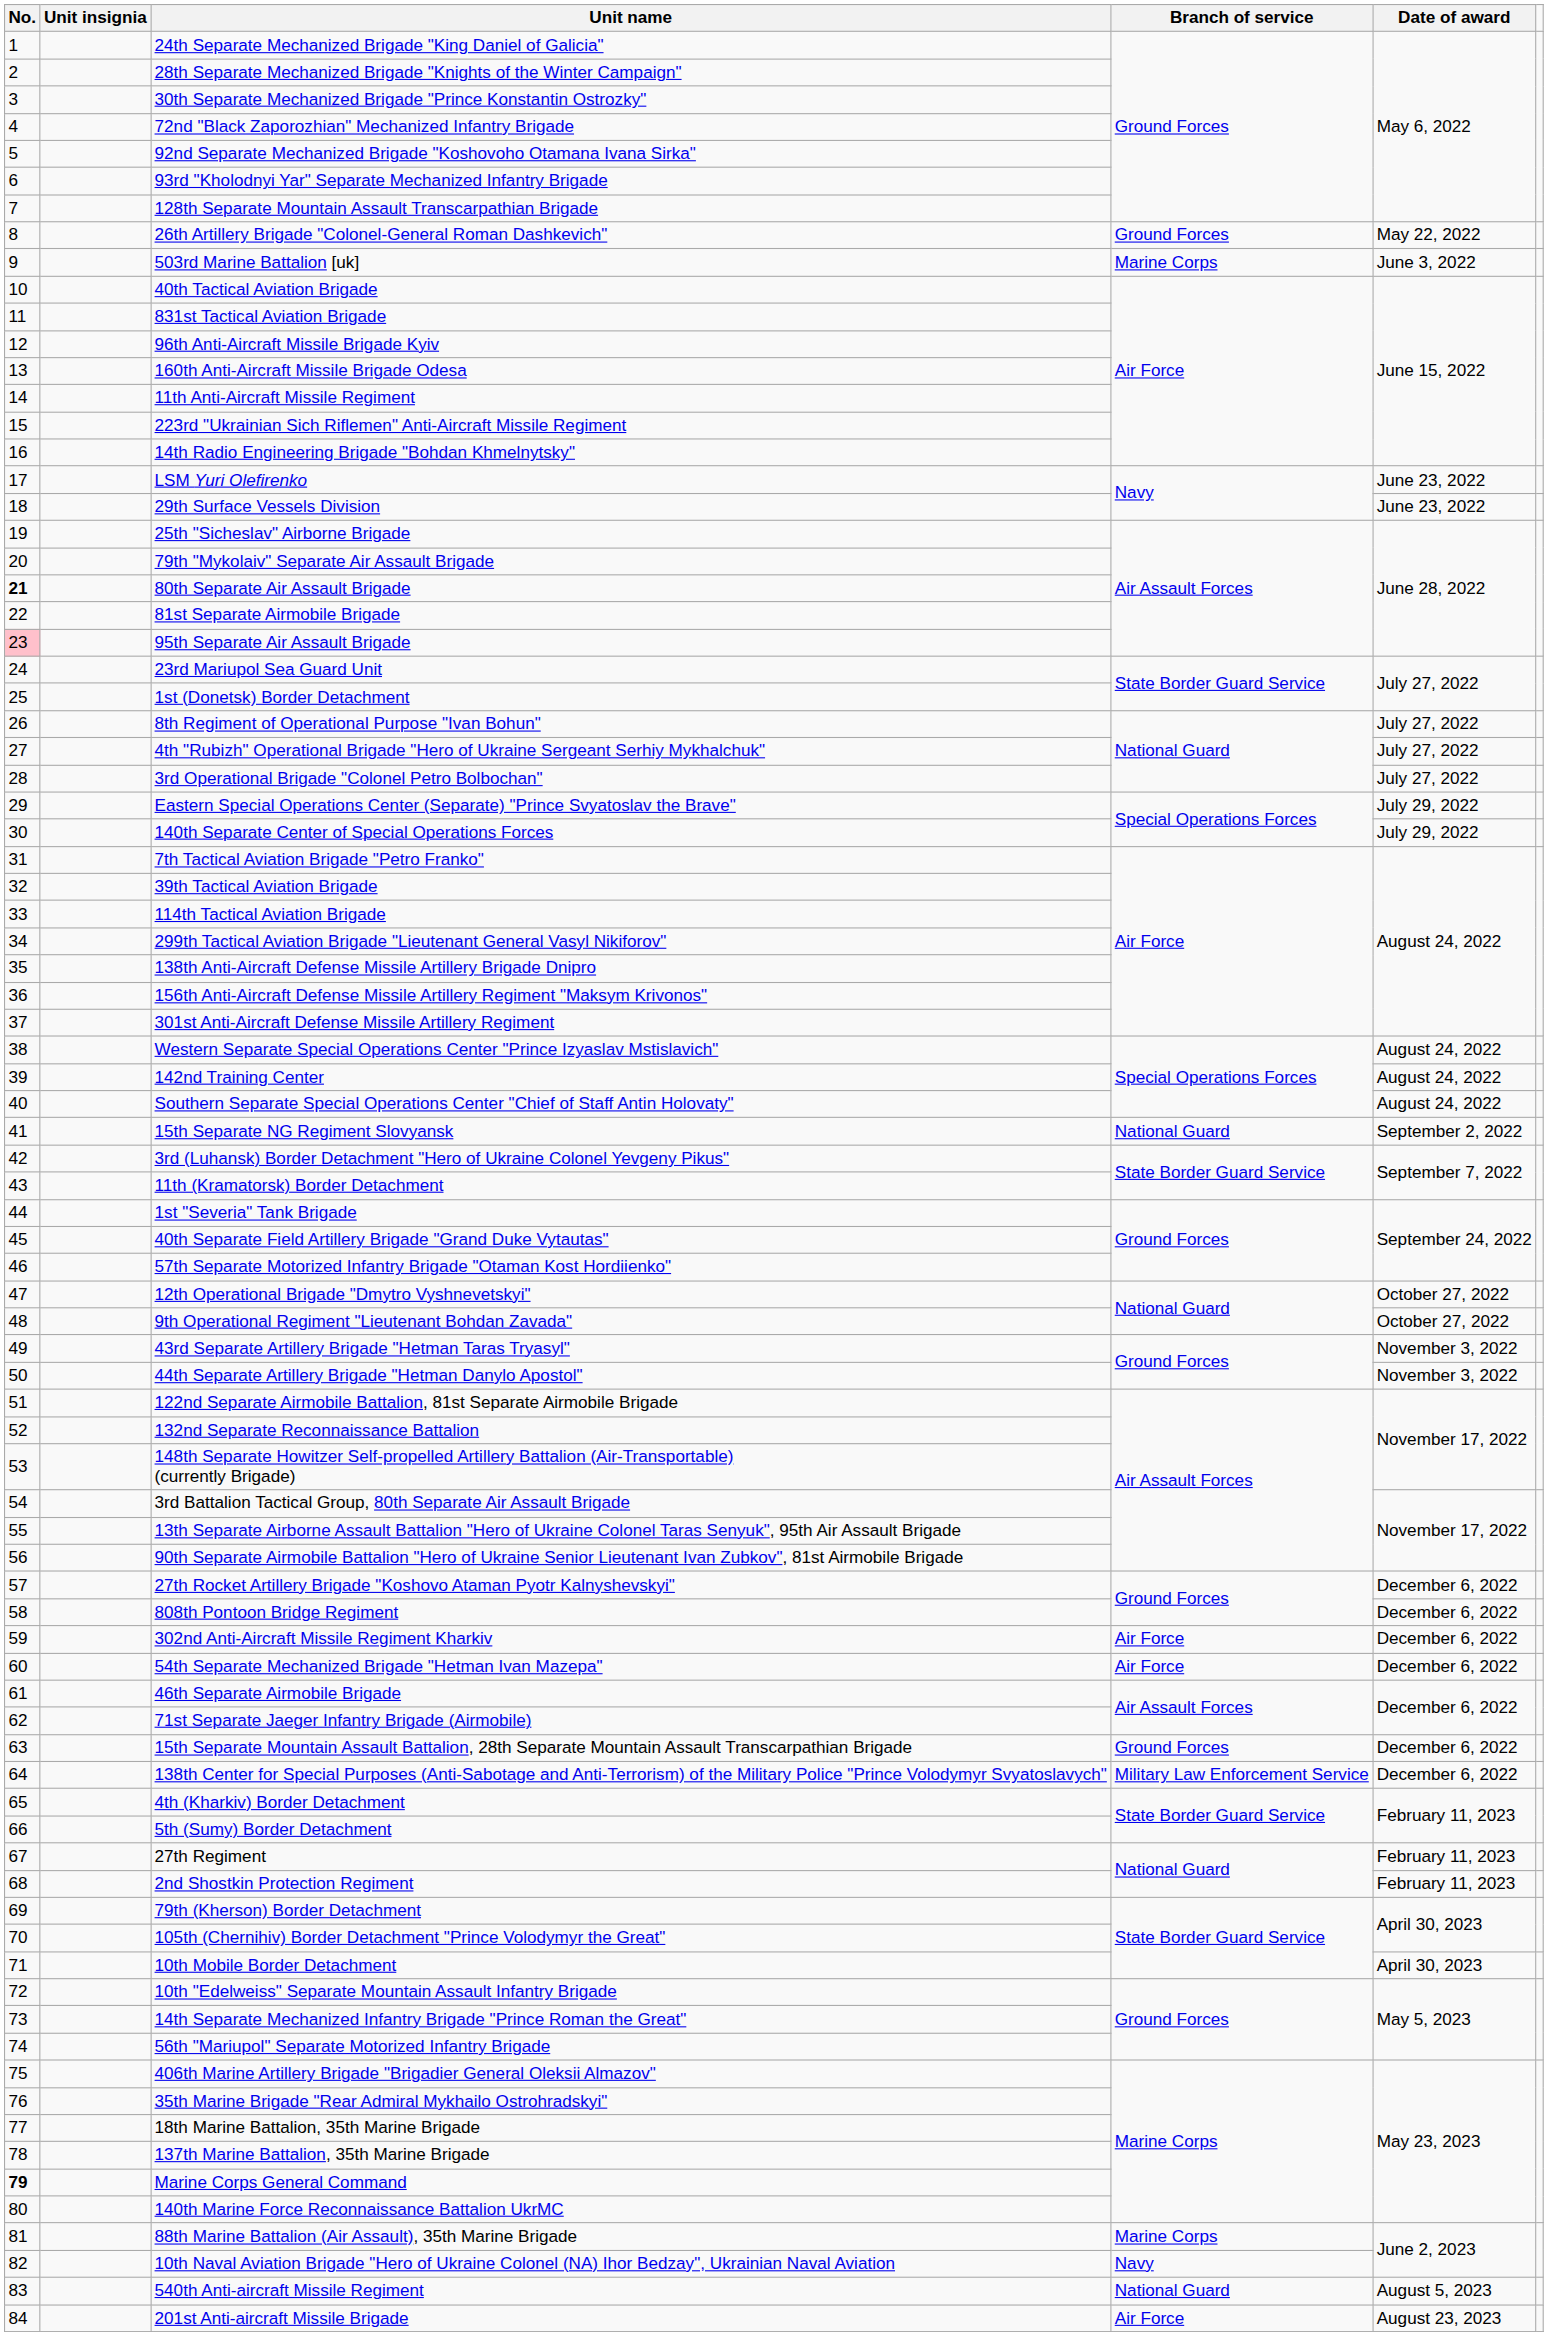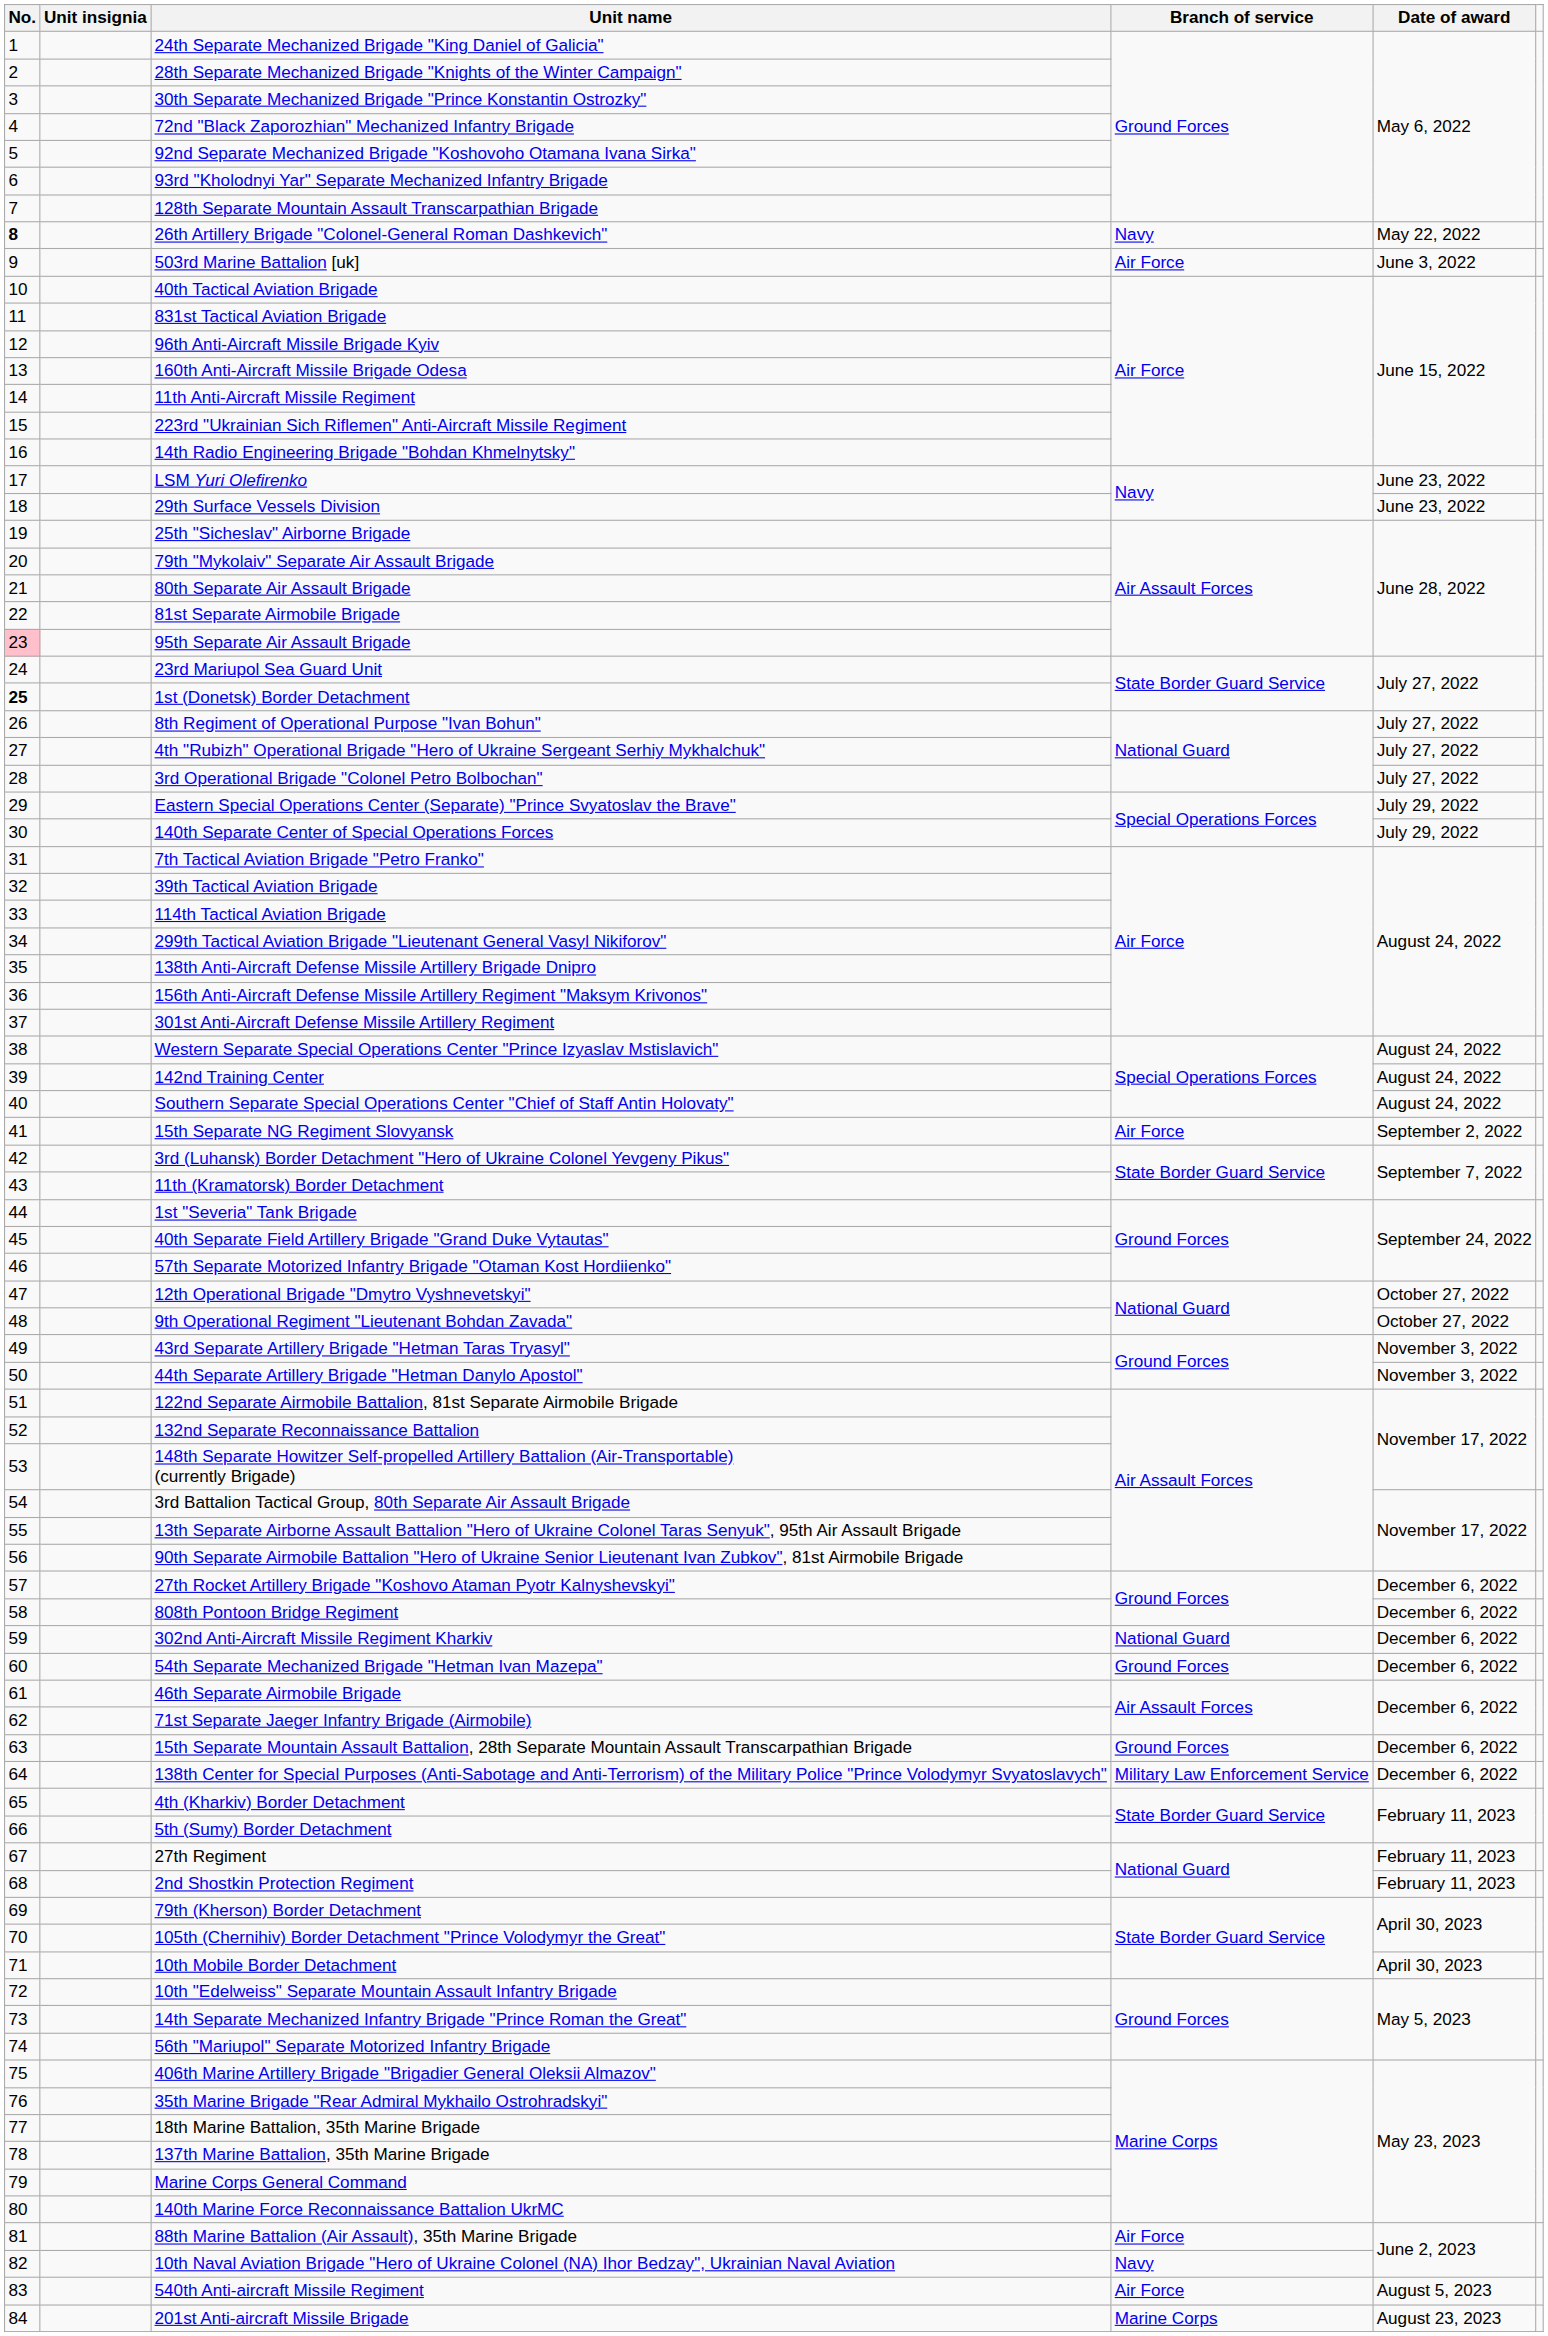(13, 235) normal -> (13, 235) bold
(1172, 235) Ground Forces -> (1134, 235) Navy
(1166, 262) Marine Corps -> (1149, 262) Air Force
(18, 588) bold -> (18, 588) normal
(18, 696) normal -> (18, 696) bold
(1172, 1131) National Guard -> (1149, 1131) Air Force
(1149, 1639) Air Force -> (1172, 1639) National Guard
(1149, 1666) Air Force -> (1172, 1666) Ground Forces
(18, 2182) bold -> (18, 2182) normal
(1166, 2236) Marine Corps -> (1149, 2236) Air Force
(1172, 2290) National Guard -> (1149, 2290) Air Force
(1149, 2318) Air Force -> (1166, 2318) Marine Corps
